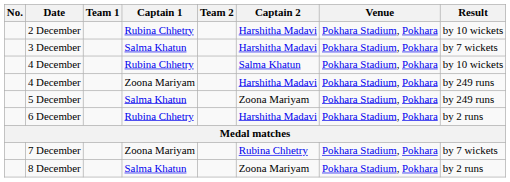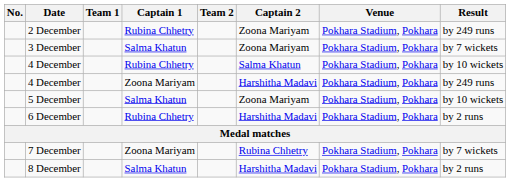(278, 30) Harshitha Madavi -> (274, 30) Zoona Mariyam
(473, 30) by 10 wickets -> (468, 30) by 249 runs
(278, 47) Harshitha Madavi -> (274, 47) Zoona Mariyam
(468, 99) by 249 runs -> (473, 99) by 10 wickets
(274, 168) Zoona Mariyam -> (278, 168) Harshitha Madavi
